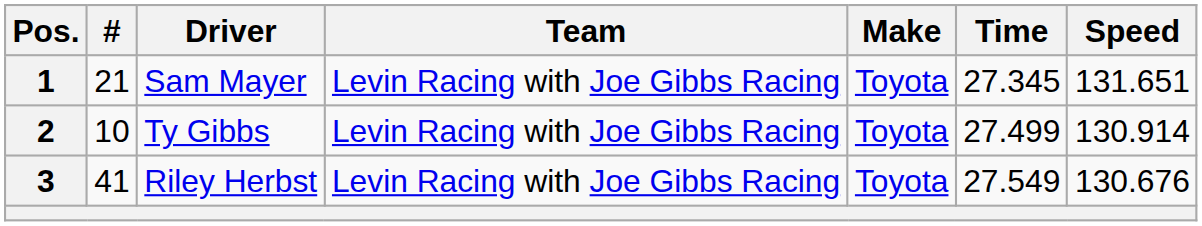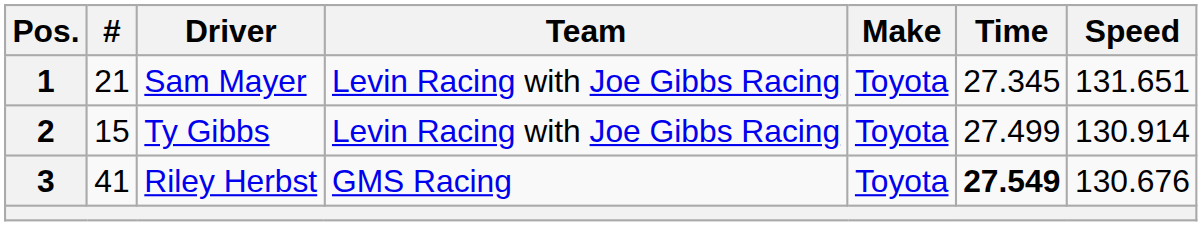(112, 131) 10 -> (112, 131) 15
(586, 181) Levin Racing with Joe Gibbs Racing -> (422, 181) GMS Racing
(1012, 181) normal -> (1012, 181) bold
